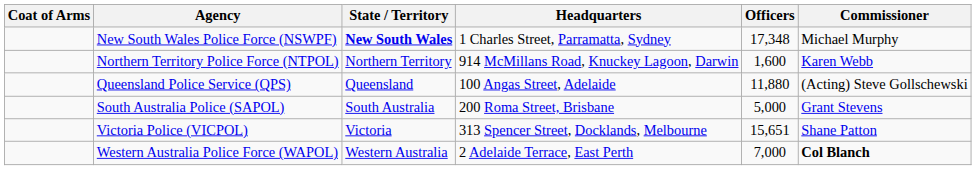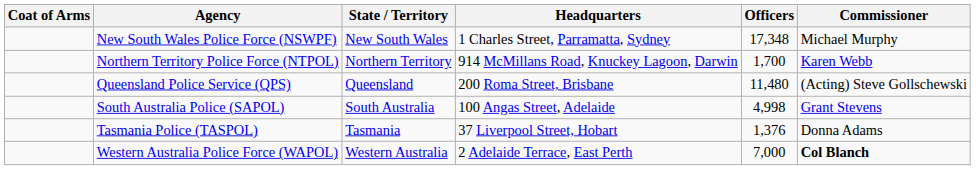(399, 38) bold -> (397, 38) normal
(770, 61) 1,600 -> (769, 61) 1,700
(537, 84) 100 Angas Street, Adelaide -> (536, 84) 200 Roma Street, Brisbane
(770, 84) 11,880 -> (769, 84) 11,480
(536, 107) 200 Roma Street, Brisbane -> (537, 107) 100 Angas Street, Adelaide
(770, 107) 5,000 -> (769, 107) 4,998
+ row: (177, 130)
- row: (172, 130)
